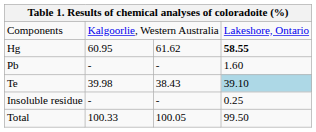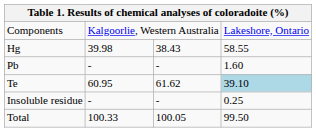(100, 48) 60.95 -> (100, 48) 39.98
(168, 48) 61.62 -> (168, 48) 38.43
(236, 48) bold -> (236, 48) normal
(100, 83) 39.98 -> (100, 83) 60.95
(168, 83) 38.43 -> (168, 83) 61.62
